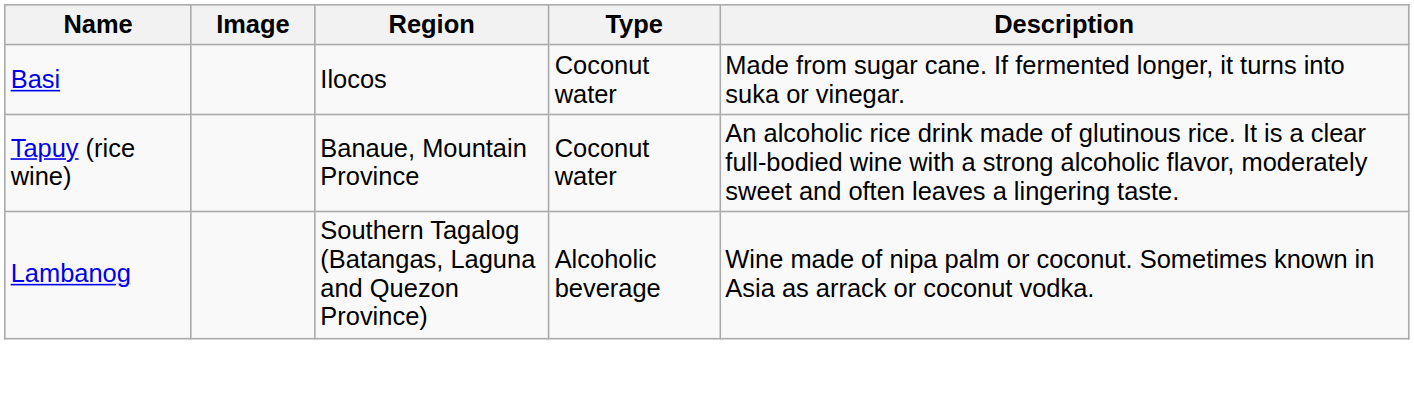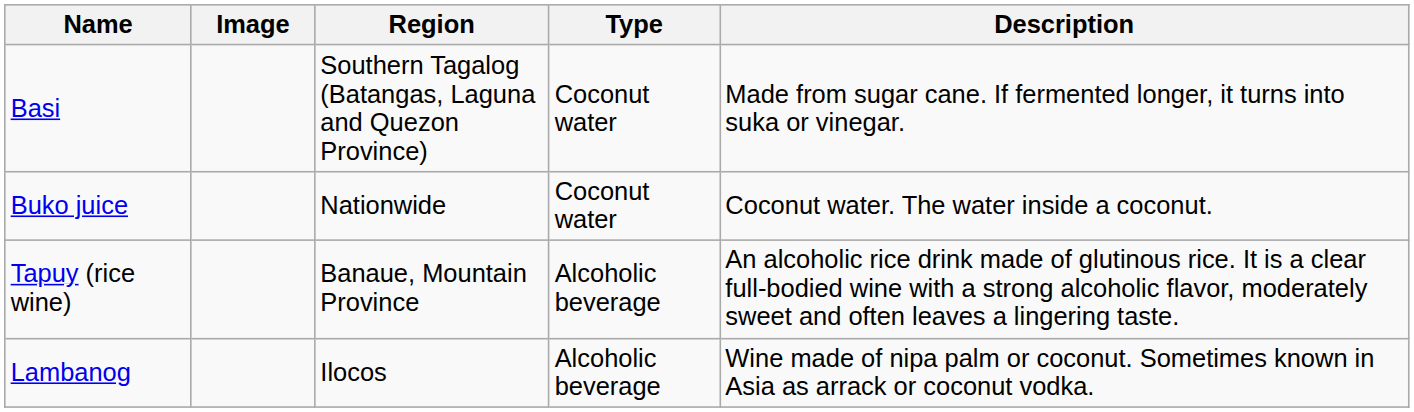(354, 79) Ilocos -> (428, 107) Southern Tagalog (Batangas, Laguna and Quezon Province)
+ row: (69, 205)
(602, 162) Coconut water -> (608, 288) Alcoholic beverage
(428, 274) Southern Tagalog (Batangas, Laguna and Quezon Province) -> (354, 372) Ilocos
